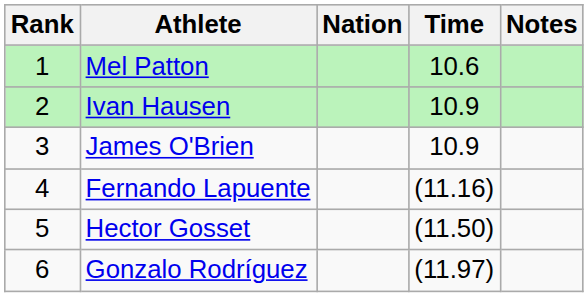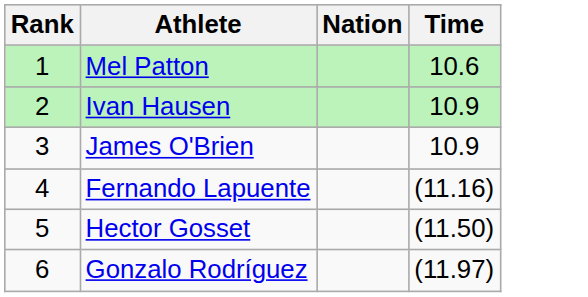- column: (542, 24)
